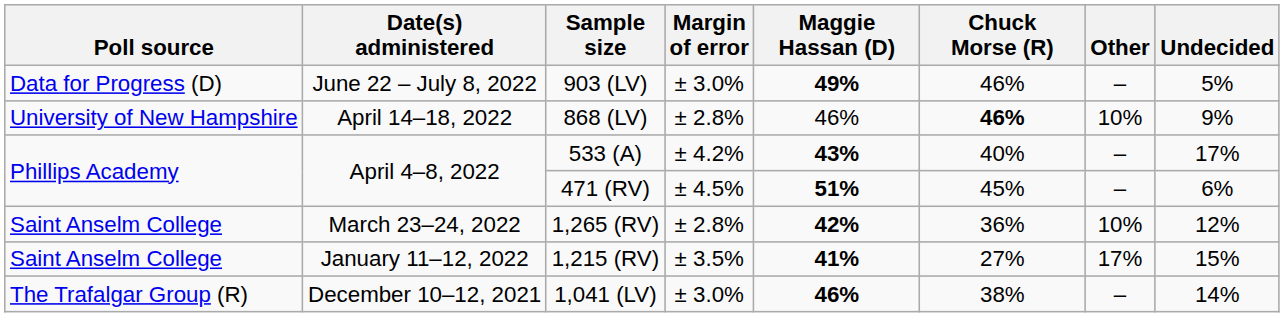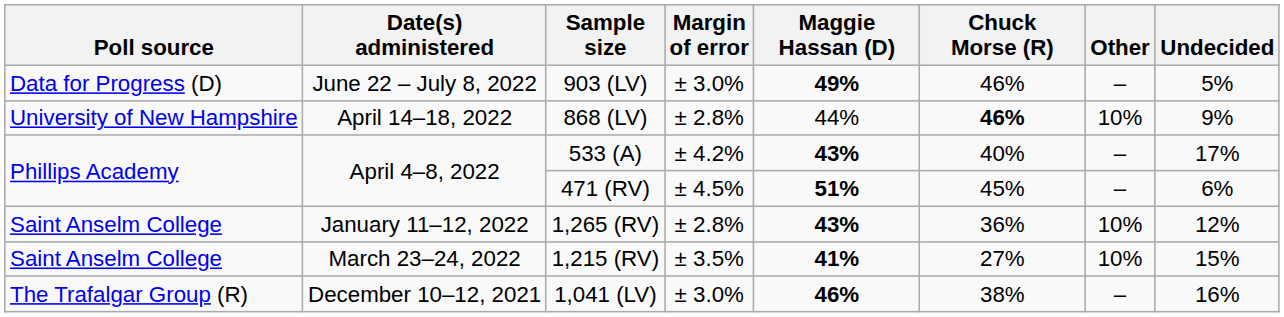(837, 118) 46% -> (837, 118) 44%
(425, 224) March 23–24, 2022 -> (425, 224) January 11–12, 2022
(837, 224) 42% -> (837, 224) 43%
(425, 259) January 11–12, 2022 -> (425, 259) March 23–24, 2022
(1120, 259) 17% -> (1120, 259) 10%
(1217, 294) 14% -> (1217, 294) 16%
